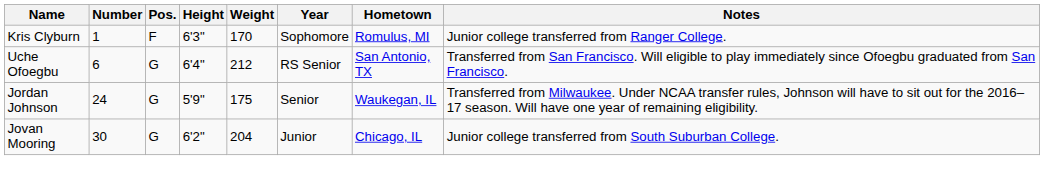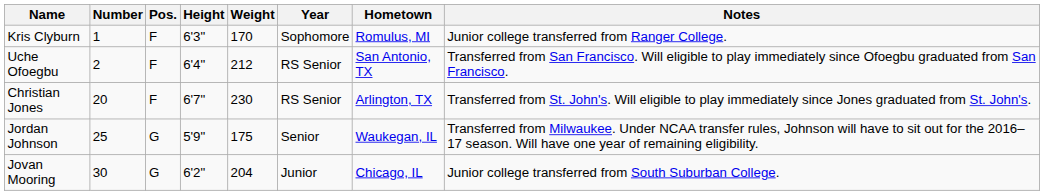(96, 64) 6 -> (96, 64) 2
(154, 64) G -> (153, 64) F
+ row: (34, 100)
(100, 100) 24 -> (100, 136) 25
